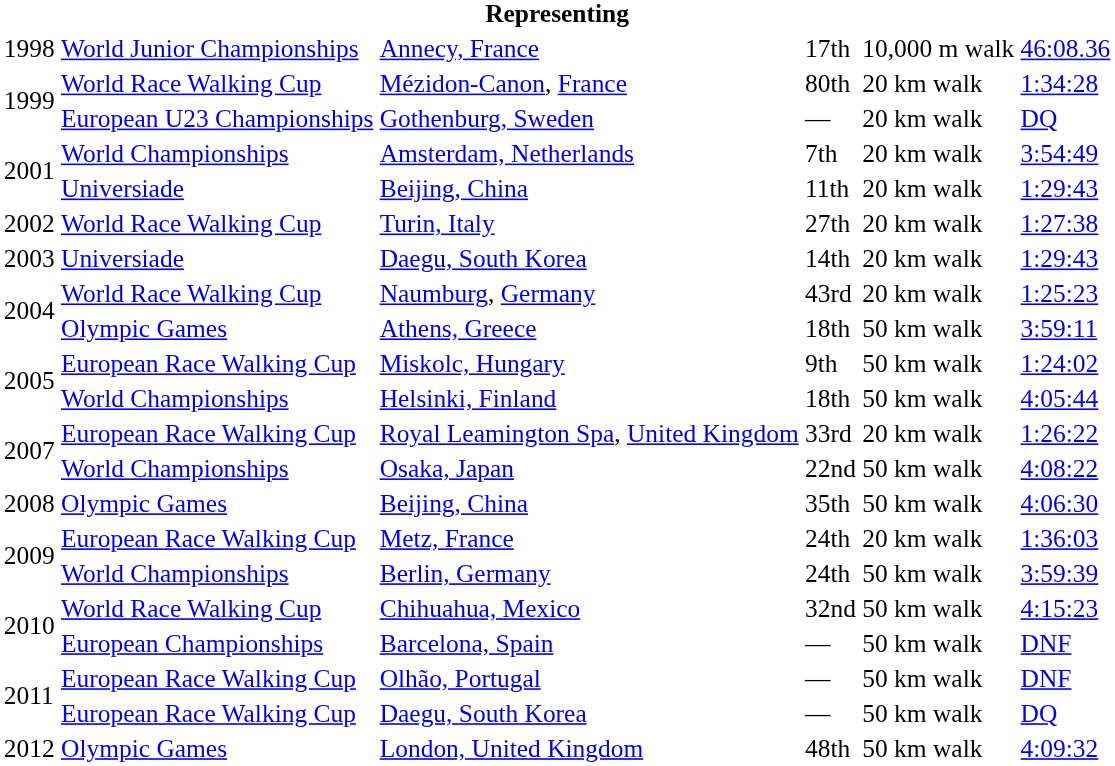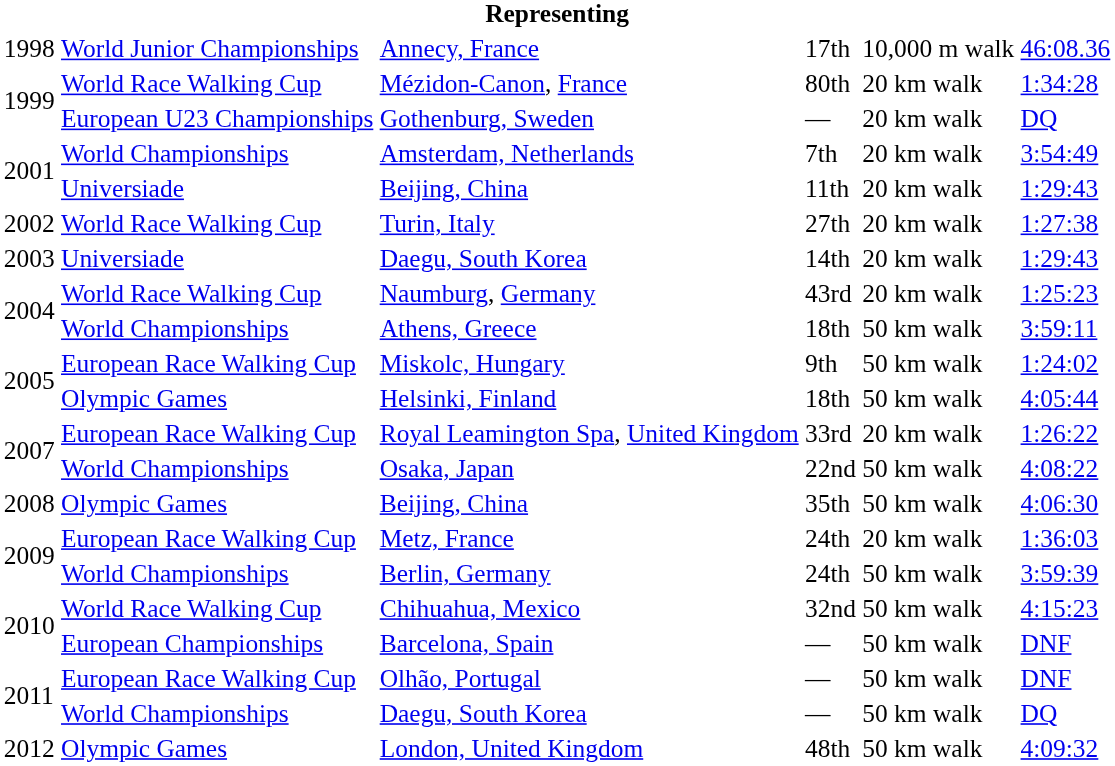(144, 328) Olympic Games -> (175, 328) World Championships
(175, 398) World Championships -> (144, 398) Olympic Games
(208, 713) European Race Walking Cup -> (175, 713) World Championships
